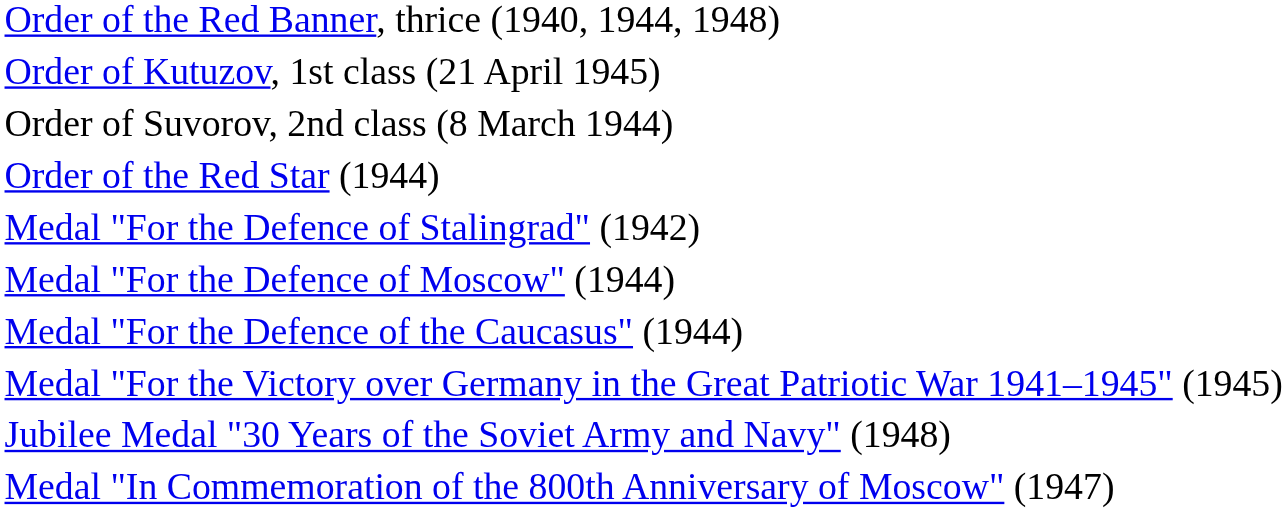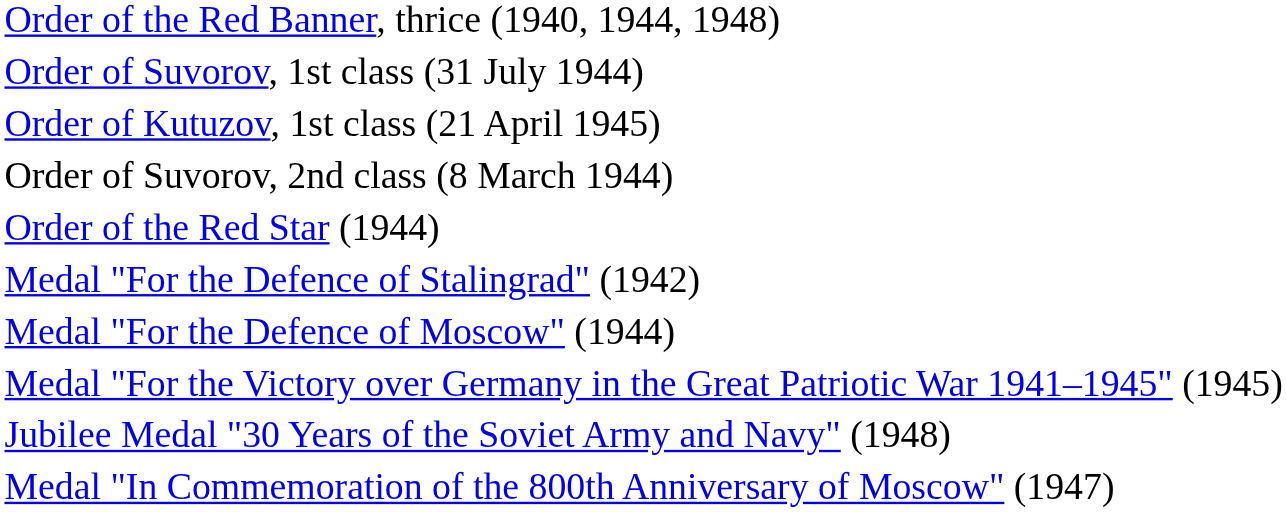+ row: (324, 71)
- row: (374, 331)
